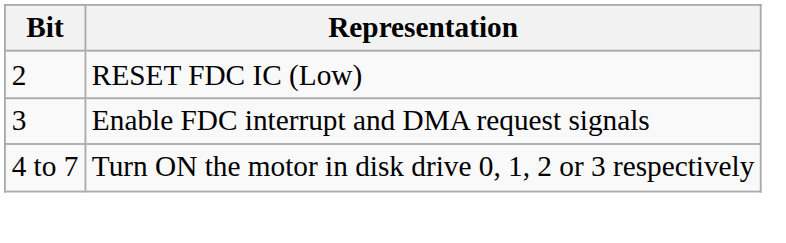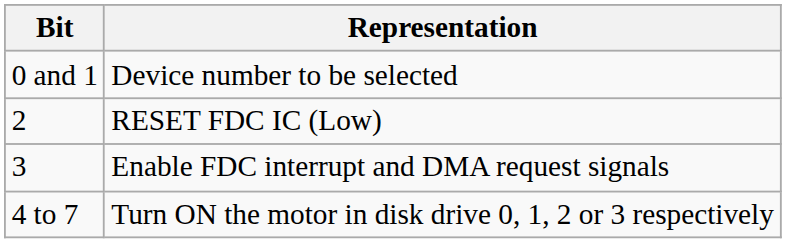+ row: (55, 74)
